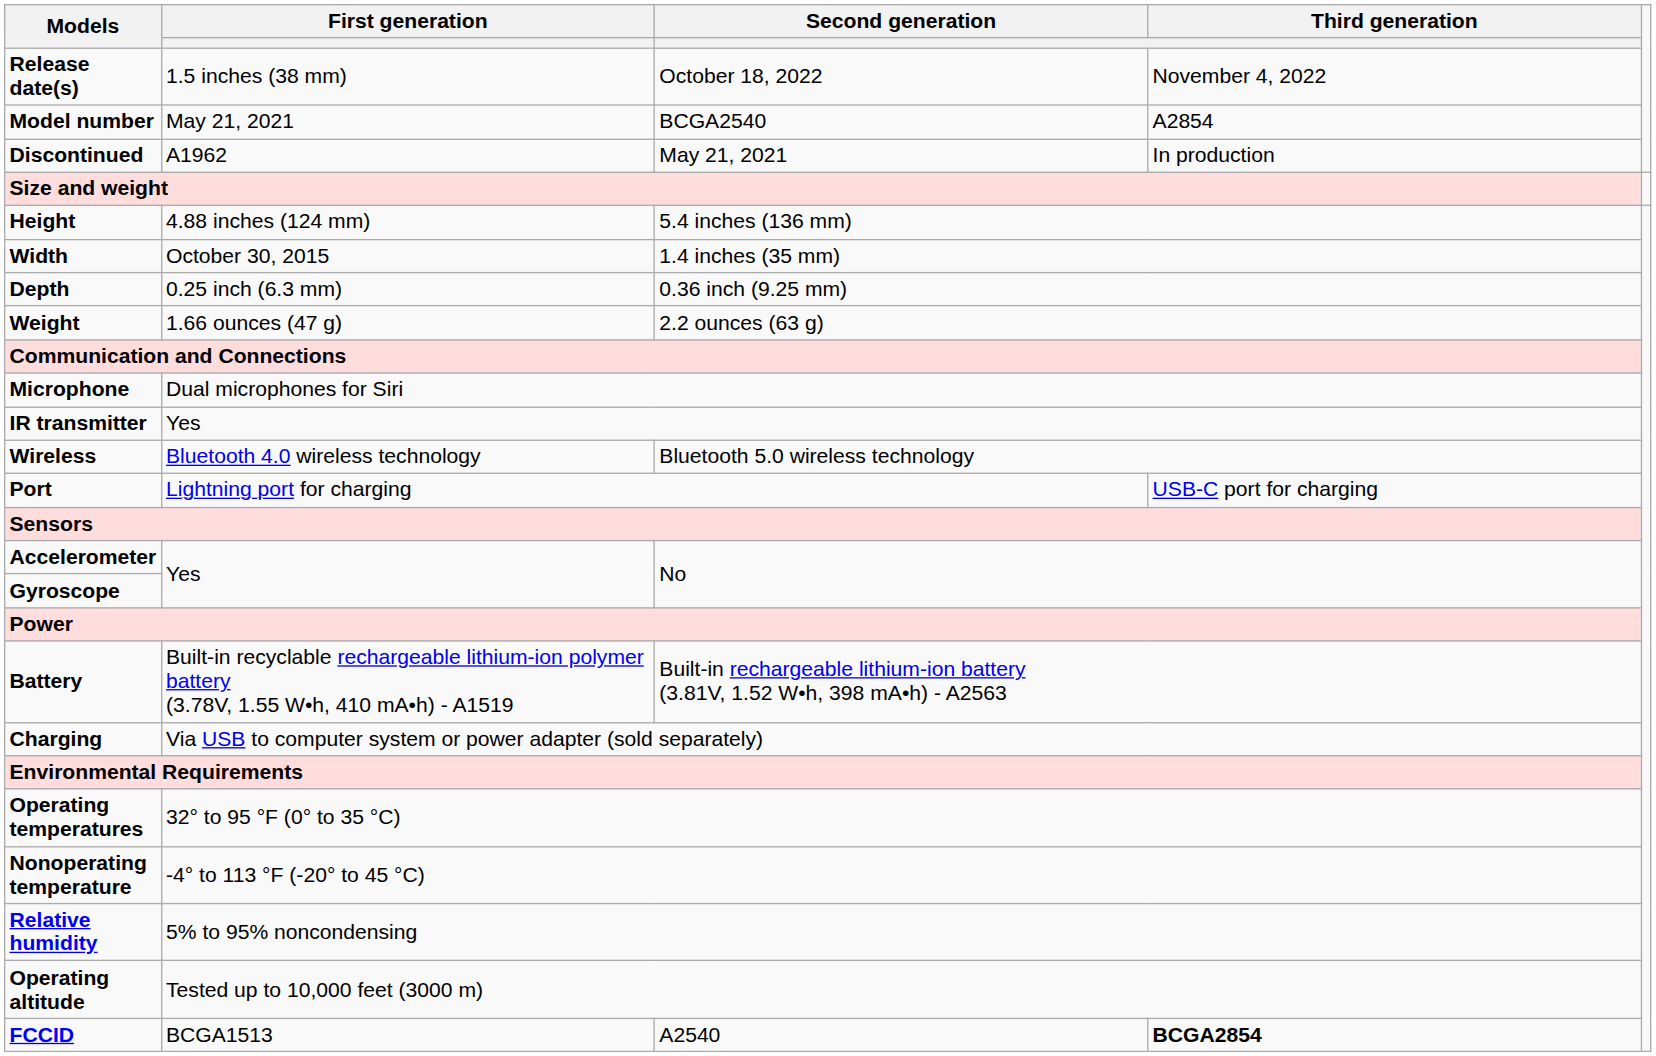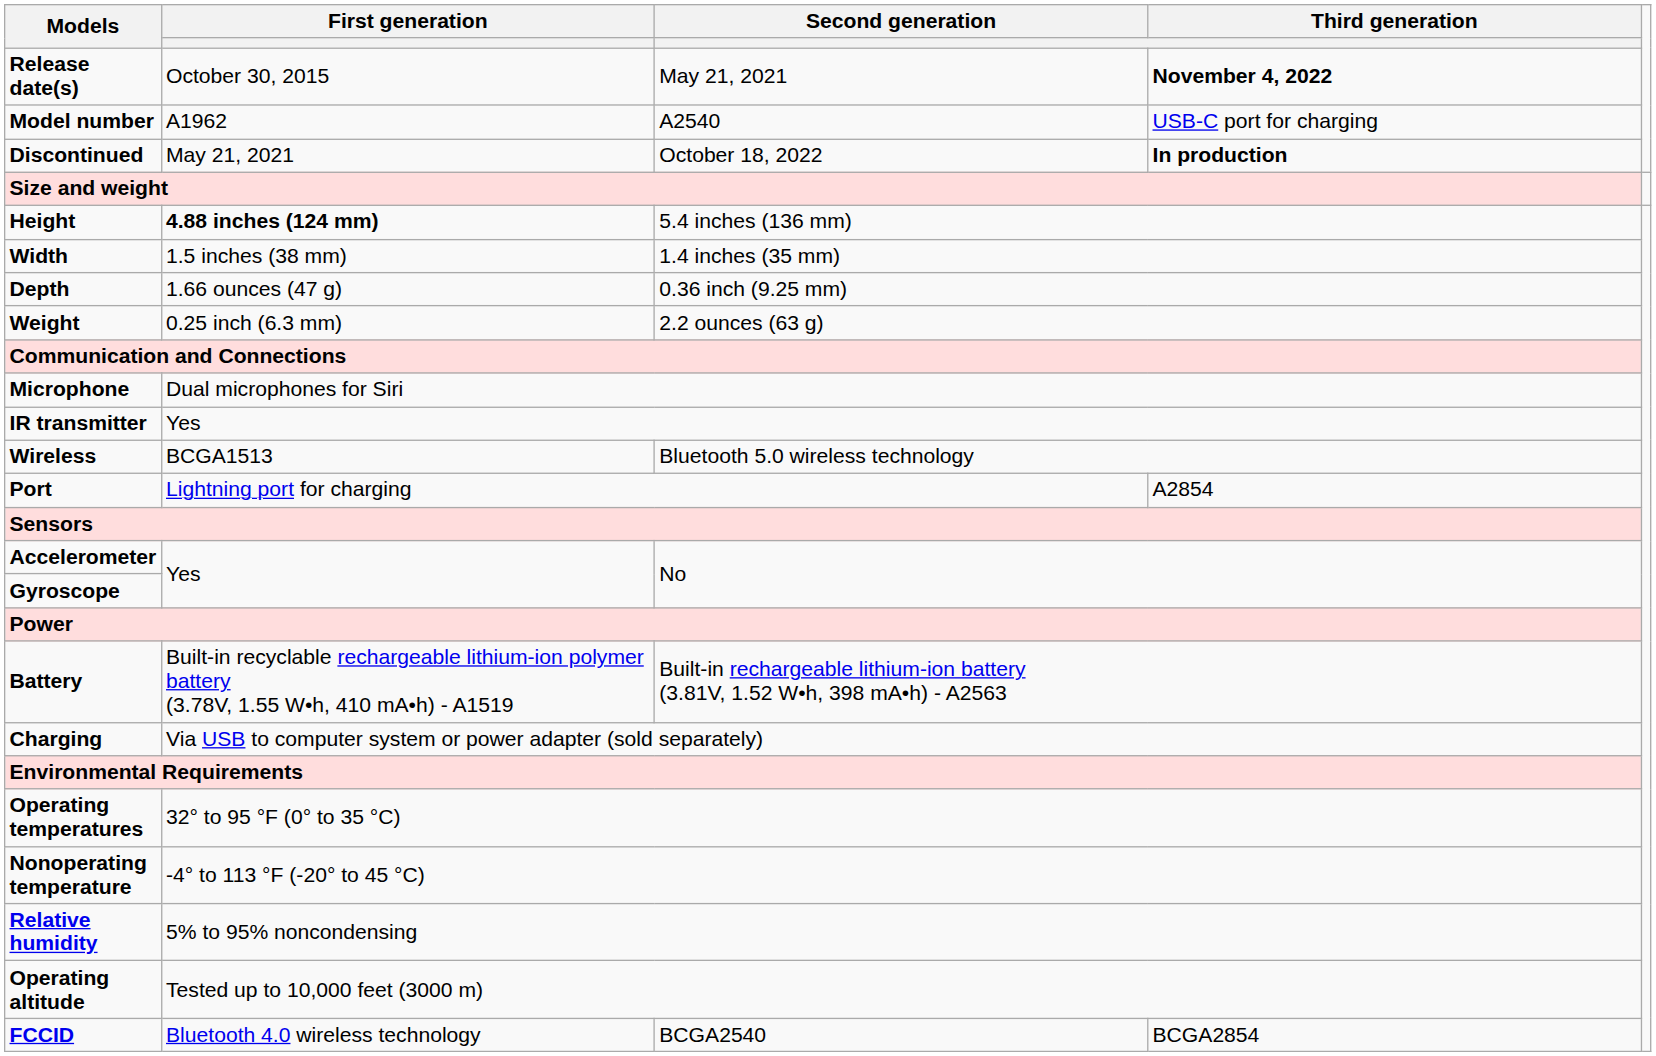(256, 76) 1.5 inches (38 mm) -> (248, 76) October 30, 2015
(741, 76) October 18, 2022 -> (723, 76) May 21, 2021
(1239, 76) normal -> (1242, 76) bold
(230, 121) May 21, 2021 -> (197, 121) A1962
(713, 121) BCGA2540 -> (690, 121) A2540
(1183, 121) A2854 -> (1265, 121) USB-C port for charging
(197, 155) A1962 -> (230, 155) May 21, 2021
(723, 155) May 21, 2021 -> (741, 155) October 18, 2022
(1214, 155) normal -> (1220, 155) bold
(268, 222) normal -> (272, 222) bold
(248, 255) October 30, 2015 -> (256, 255) 1.5 inches (38 mm)
(254, 289) 0.25 inch (6.3 mm) -> (254, 289) 1.66 ounces (47 g)
(254, 322) 1.66 ounces (47 g) -> (254, 322) 0.25 inch (6.3 mm)
(323, 456) Bluetooth 4.0 wireless technology -> (219, 456) BCGA1513
(1265, 490) USB-C port for charging -> (1183, 490) A2854
(219, 1034) BCGA1513 -> (323, 1034) Bluetooth 4.0 wireless technology
(690, 1034) A2540 -> (713, 1034) BCGA2540
(1207, 1034) bold -> (1206, 1034) normal
